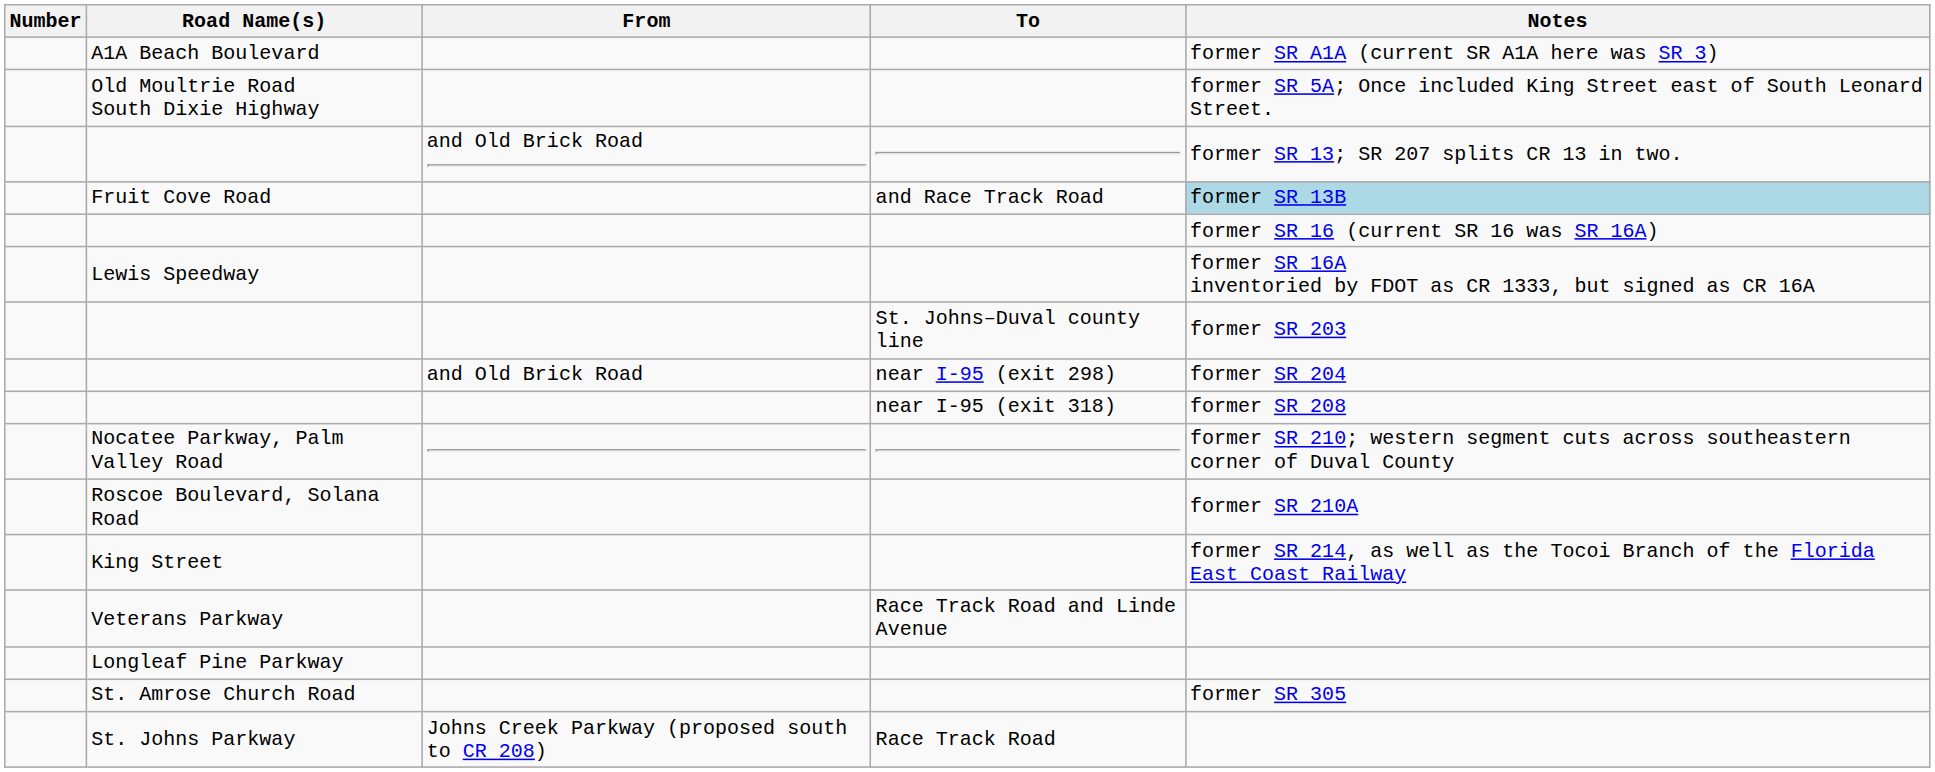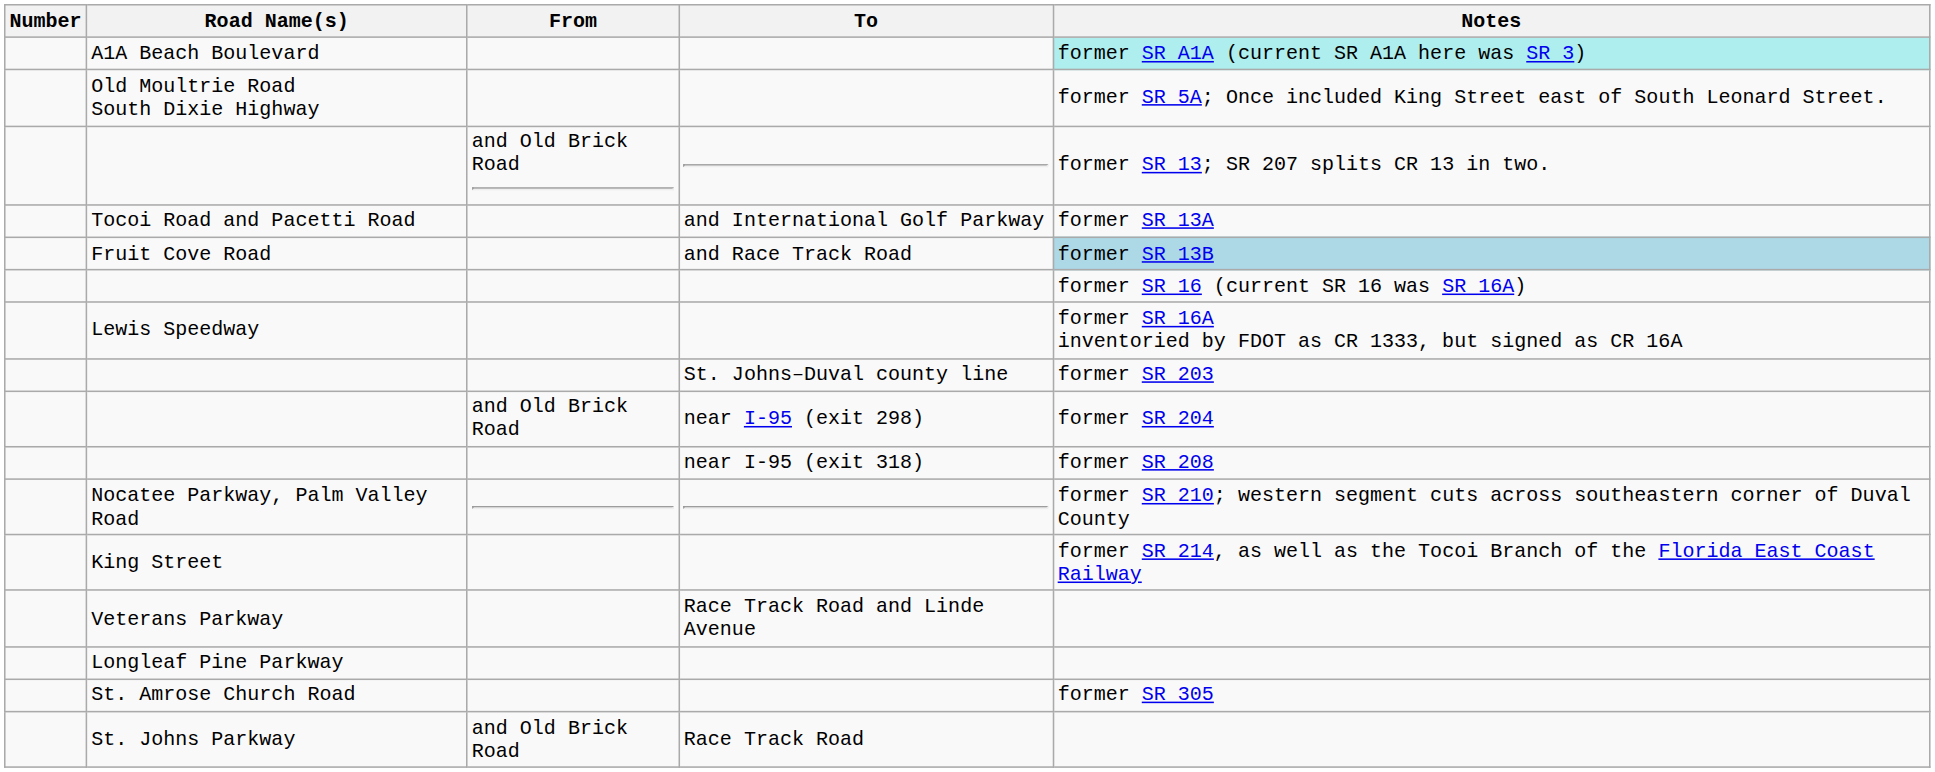(1454, 54) no background -> (1322, 54) paleturquoise background
+ row: (253, 221)
- row: (235, 507)
(637, 739) Johns Creek Parkway (proposed south to CR 208) -> (550, 739) and Old Brick Road
